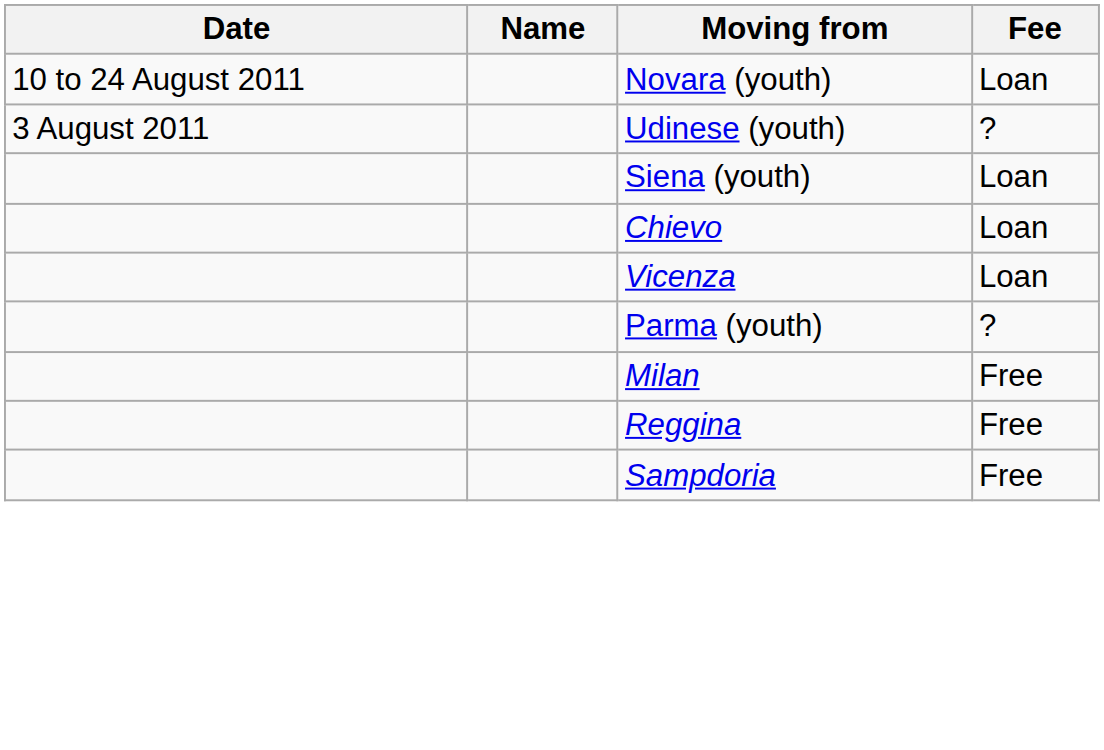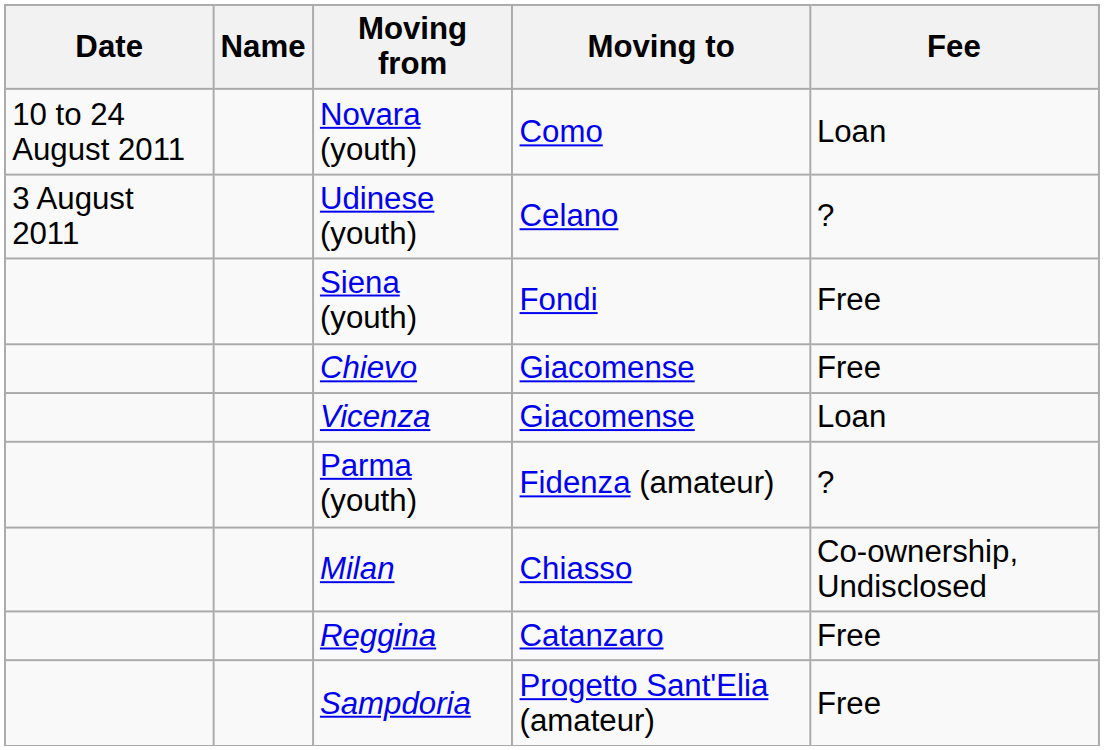+ column: (661, 46)
(1014, 177) Loan -> (849, 300) Free
(1014, 227) Loan -> (849, 367) Free
(1011, 375) Free -> (917, 568) Co-ownership, Undisclosed
